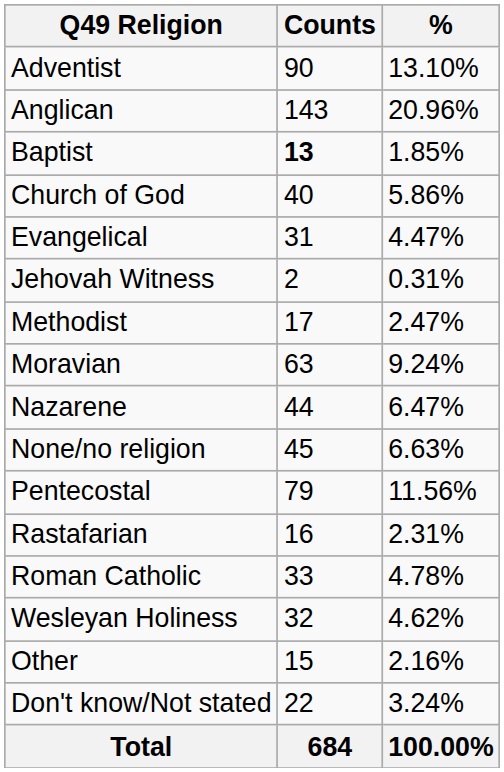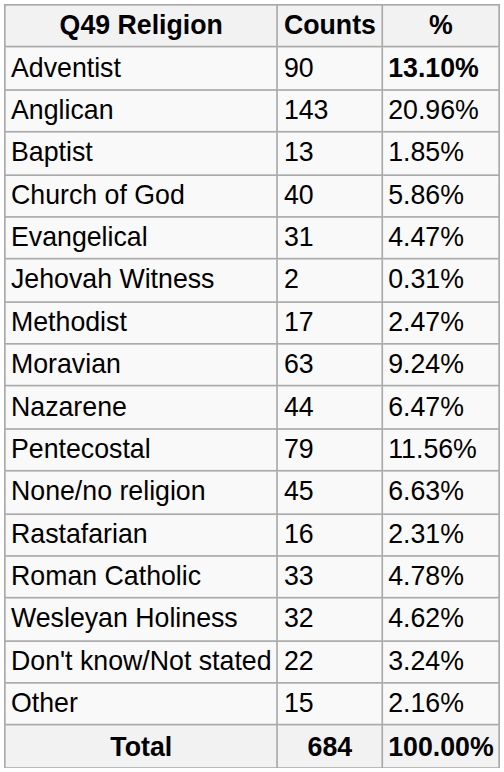(434, 68) normal -> (434, 68) bold
(299, 152) bold -> (299, 152) normal
rows swapped: (108, 449) <-> (81, 491)
rows swapped: (44, 661) <-> (141, 703)
